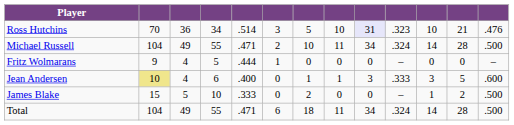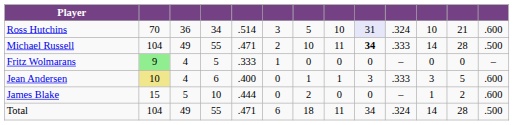(401, 29) .323 -> (401, 29) .324
(493, 29) .476 -> (493, 29) .600
(370, 45) normal -> (370, 45) bold
(401, 45) .324 -> (401, 45) .333
(155, 62) no background -> (155, 62) lightgreen background
(247, 62) .444 -> (247, 62) .333
(247, 95) .333 -> (247, 95) .444
(493, 95) .500 -> (493, 95) .600
